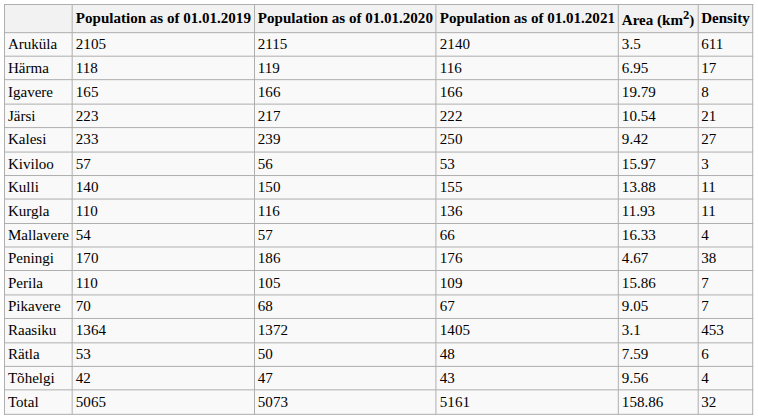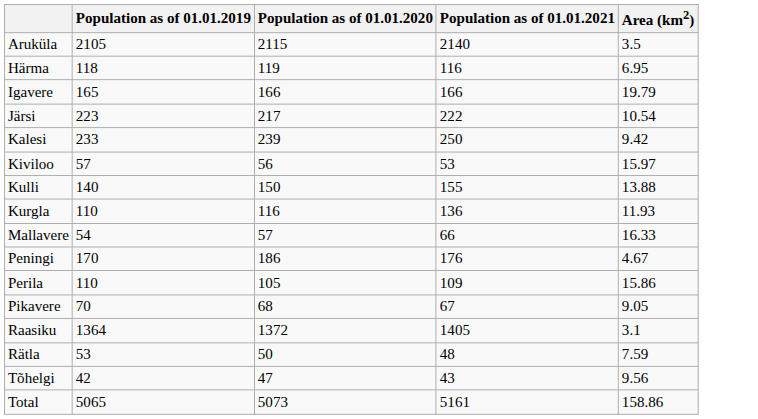- column: (725, 18)
